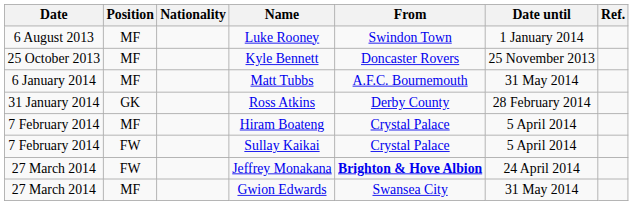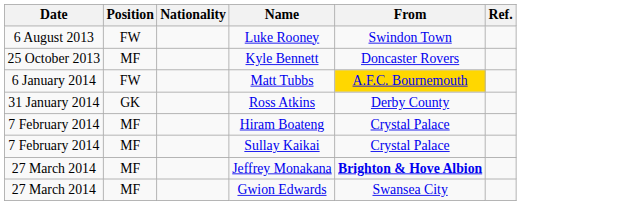- column: (542, 15)
(130, 37) MF -> (130, 37) FW
(130, 80) MF -> (130, 80) FW
(410, 80) no background -> (410, 80) gold background
(130, 146) FW -> (130, 146) MF
(130, 168) FW -> (130, 168) MF
